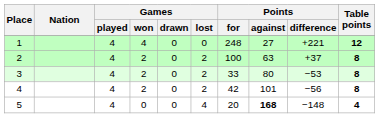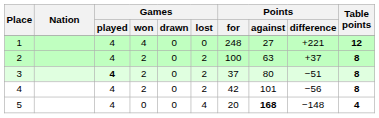(112, 74) normal -> (112, 74) bold
(233, 74) 33 -> (233, 74) 37
(313, 74) −53 -> (313, 74) −51
